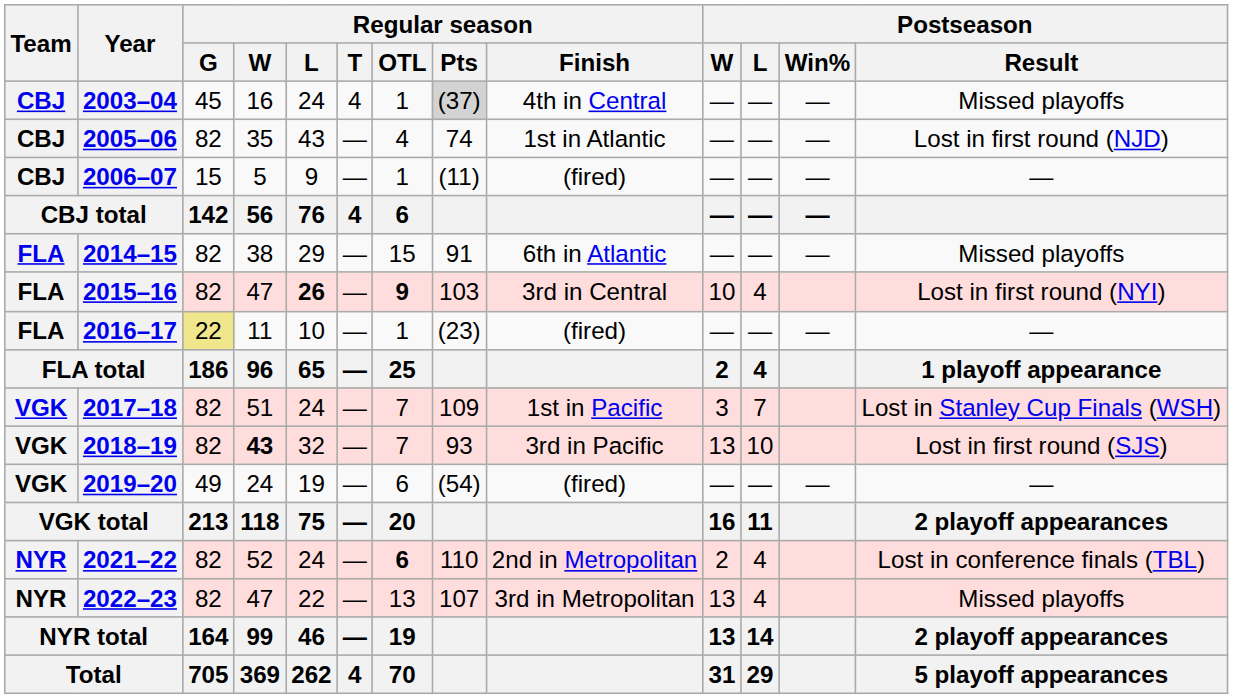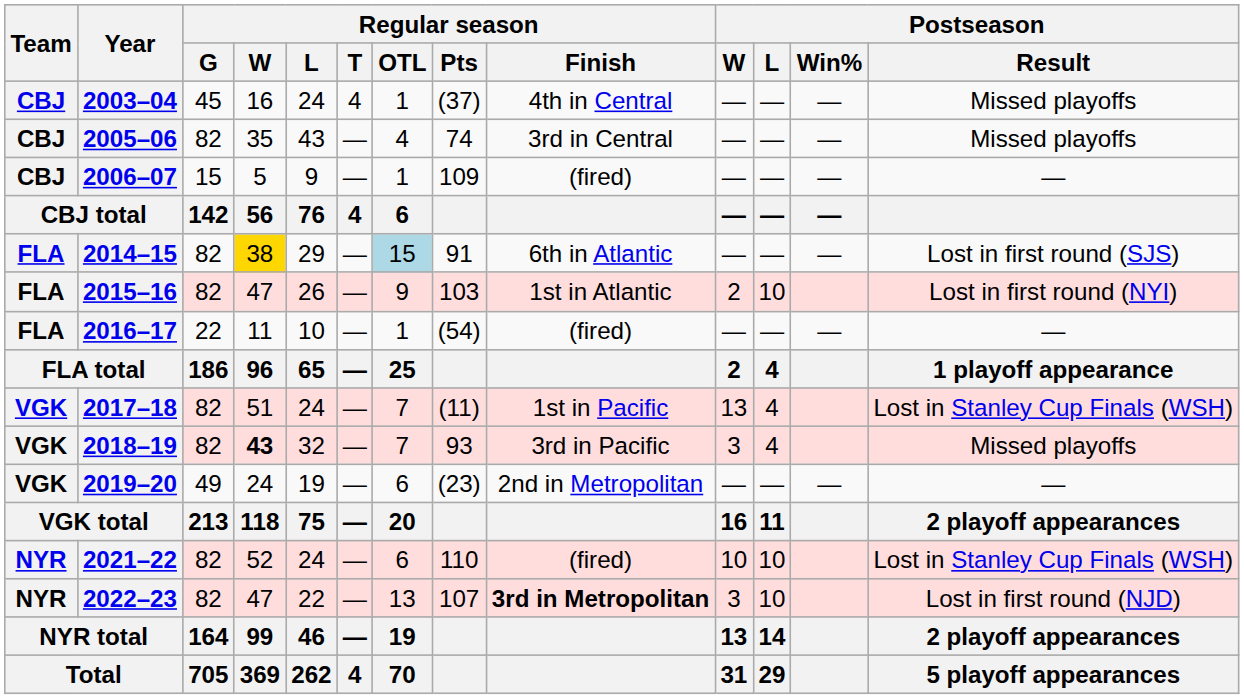(459, 101) lightgrey background -> (459, 101) no background
(595, 139) 1st in Atlantic -> (601, 139) 3rd in Central
(1041, 139) Lost in first round (NJD) -> (1053, 139) Missed playoffs
(459, 177) (11) -> (459, 177) 109
(260, 254) no background -> (260, 254) gold background
(402, 254) no background -> (402, 254) lightblue background
(1041, 254) Missed playoffs -> (1053, 254) Lost in first round (SJS)
(311, 292) bold -> (311, 292) normal
(402, 292) bold -> (402, 292) normal
(595, 292) 3rd in Central -> (601, 292) 1st in Atlantic
(722, 292) 10 -> (734, 292) 2
(760, 292) 4 -> (772, 292) 10
(208, 330) khaki background -> (208, 330) no background
(459, 330) (23) -> (459, 330) (54)
(459, 407) 109 -> (459, 407) (11)
(722, 407) 3 -> (734, 407) 13
(760, 407) 7 -> (772, 407) 4
(722, 445) 13 -> (734, 445) 3
(760, 445) 10 -> (772, 445) 4
(1041, 445) Lost in first round (SJS) -> (1053, 445) Missed playoffs
(459, 483) (54) -> (459, 483) (23)
(595, 483) (fired) -> (601, 483) 2nd in Metropolitan
(402, 560) bold -> (402, 560) normal
(595, 560) 2nd in Metropolitan -> (601, 560) (fired)
(722, 560) 2 -> (734, 560) 10
(760, 560) 4 -> (772, 560) 10
(1041, 560) Lost in conference finals (TBL) -> (1053, 560) Lost in Stanley Cup Finals (WSH)
(595, 598) normal -> (601, 598) bold
(722, 598) 13 -> (734, 598) 3
(760, 598) 4 -> (772, 598) 10
(1041, 598) Missed playoffs -> (1053, 598) Lost in first round (NJD)
